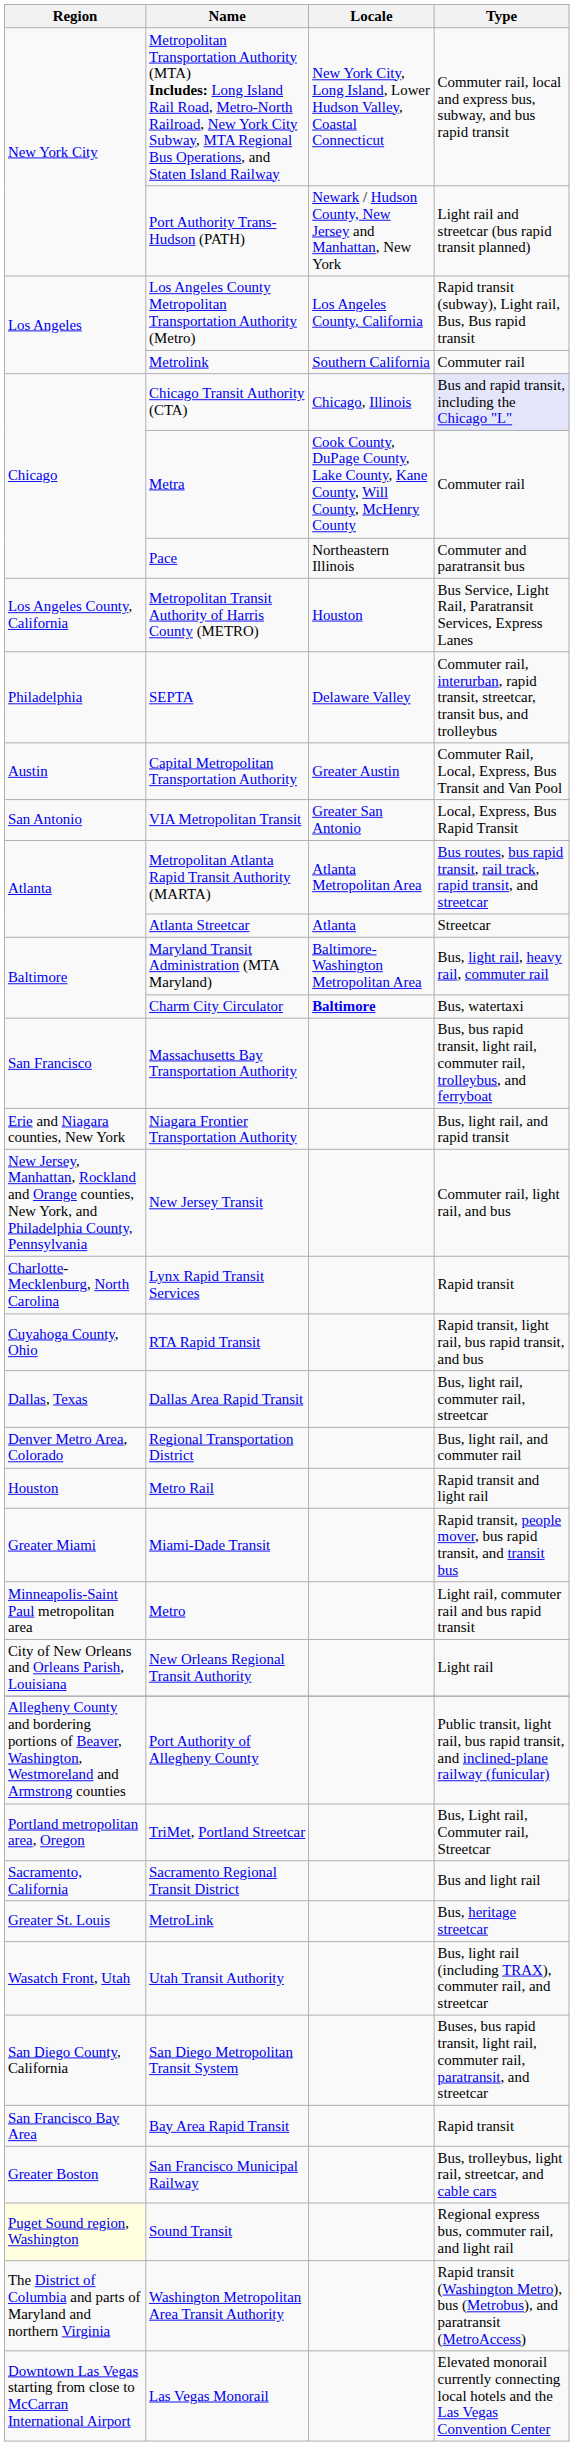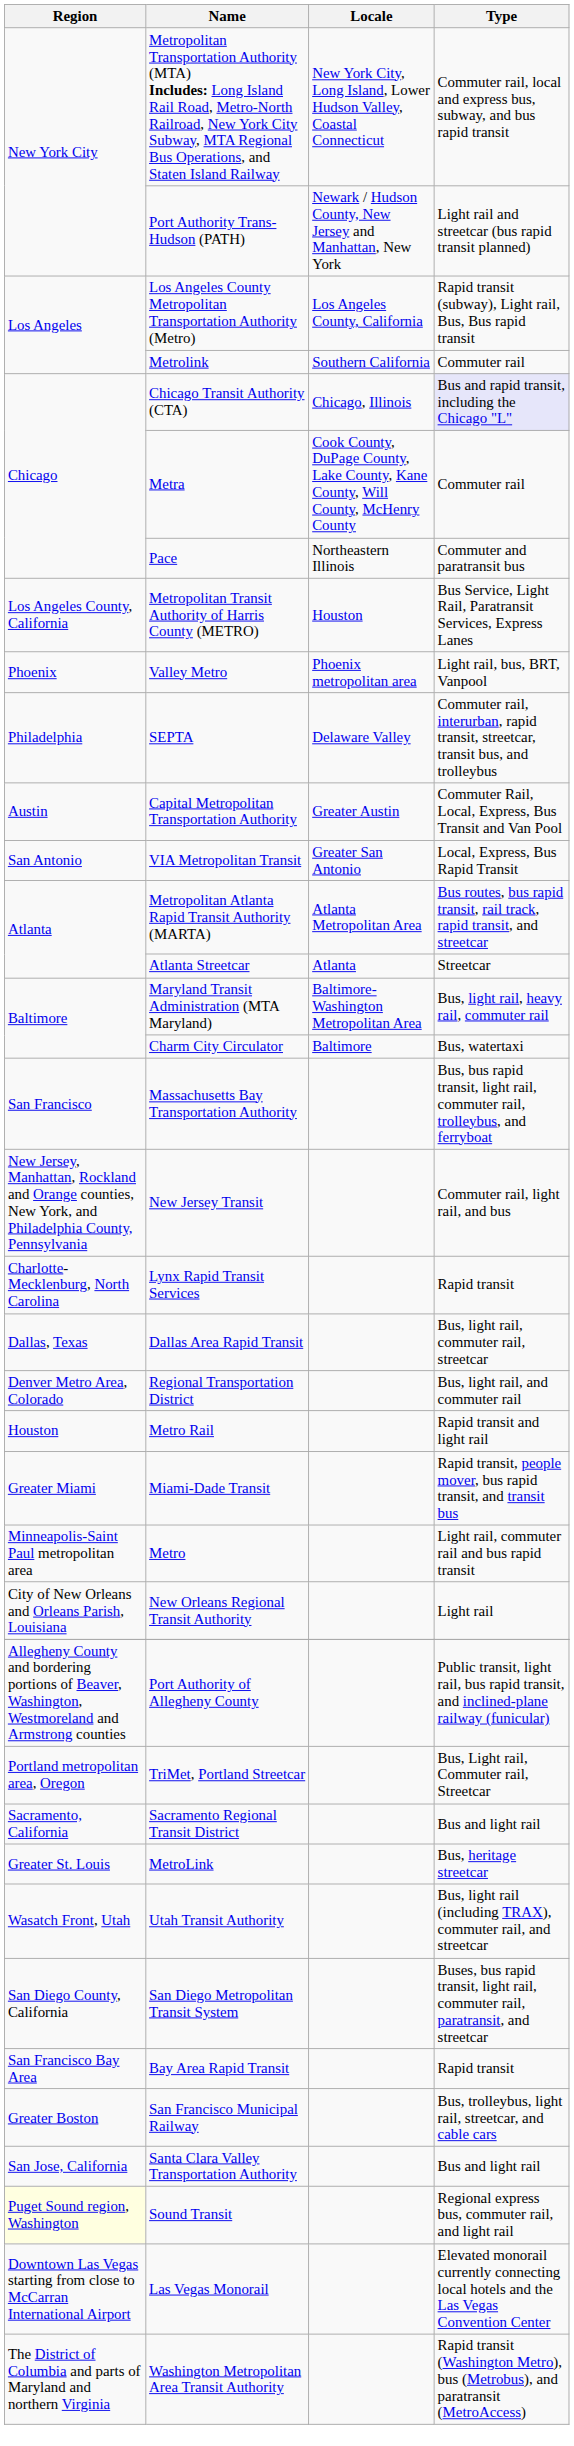+ row: (188, 672)
(344, 1006) bold -> (342, 1046) normal
- row: (223, 1128)
- row: (205, 1342)
+ row: (223, 2166)
rows swapped: (225, 2305) <-> (209, 2396)
